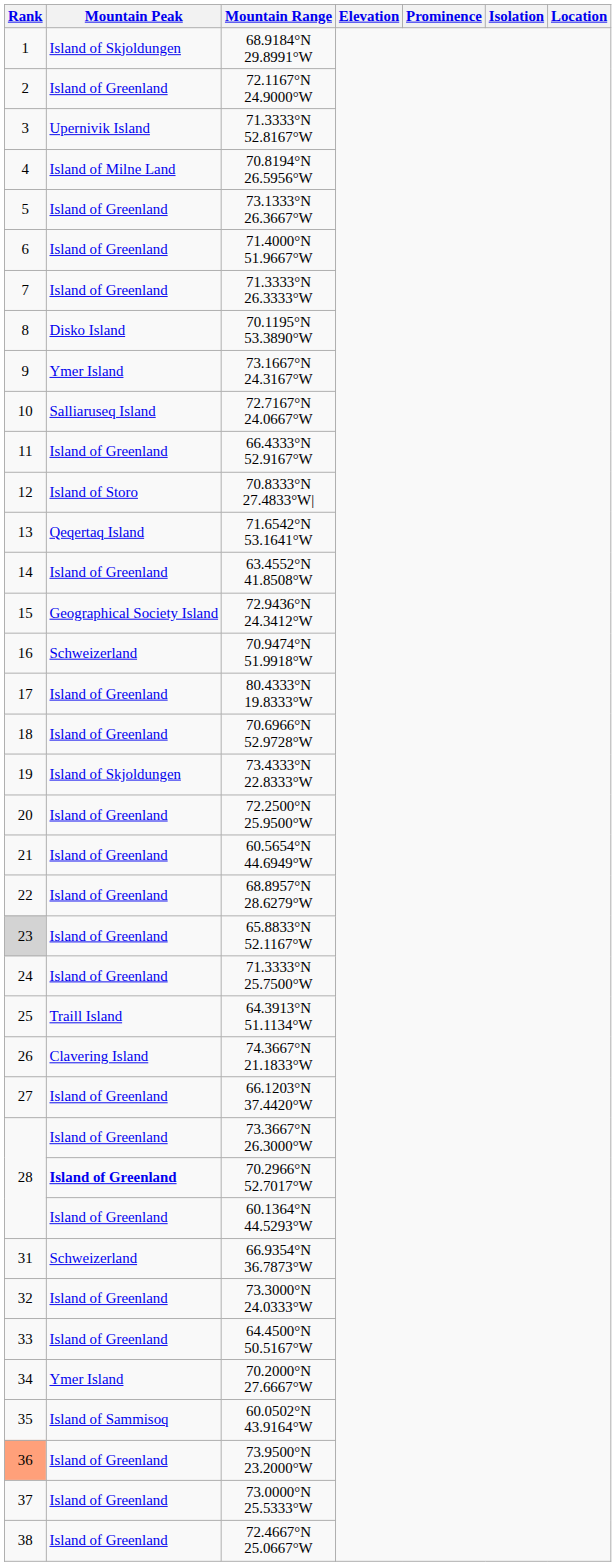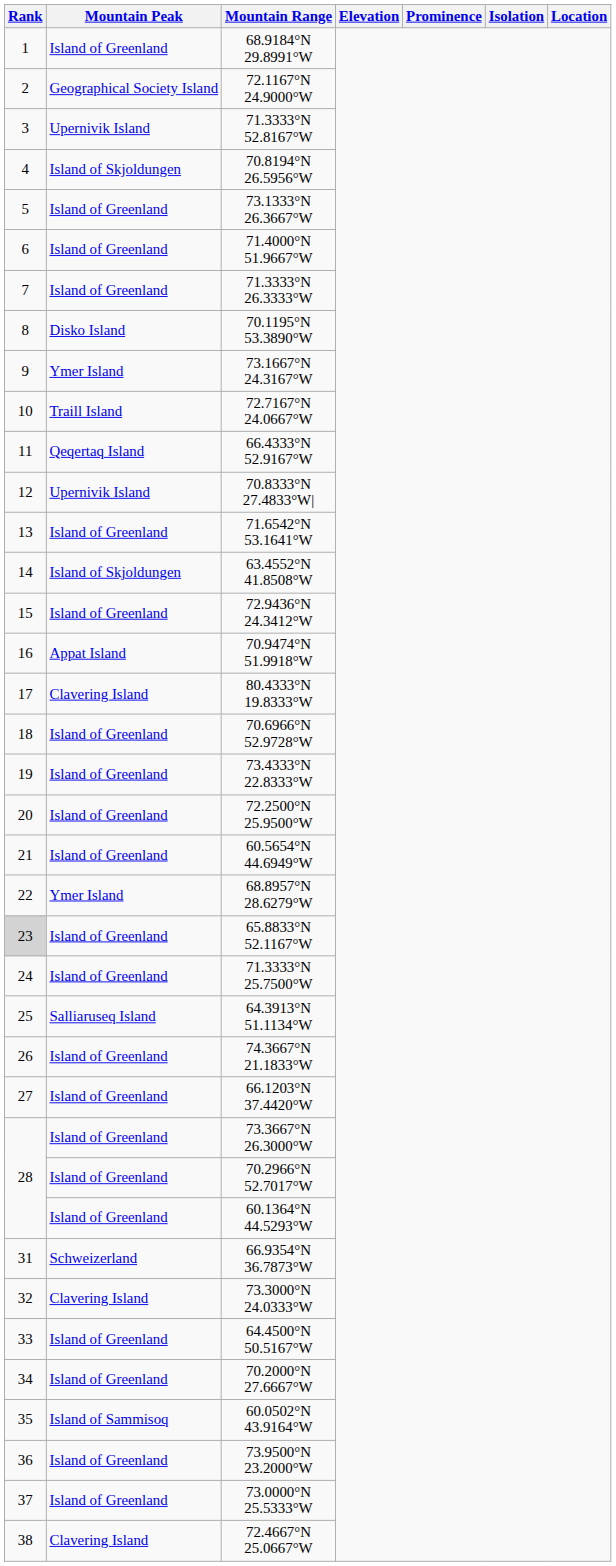(115, 48) Island of Skjoldungen -> (109, 48) Island of Greenland
(109, 88) Island of Greenland -> (134, 88) Geographical Society Island
(113, 169) Island of Milne Land -> (115, 169) Island of Skjoldungen
(103, 411) Salliaruseq Island -> (86, 411) Traill Island
(109, 451) Island of Greenland -> (97, 451) Qeqertaq Island
(94, 491) Island of Storo -> (100, 491) Upernivik Island
(97, 532) Qeqertaq Island -> (109, 532) Island of Greenland
(109, 572) Island of Greenland -> (115, 572) Island of Skjoldungen
(134, 613) Geographical Society Island -> (109, 613) Island of Greenland
(93, 653) Schweizerland -> (88, 653) Appat Island
(109, 693) Island of Greenland -> (99, 693) Clavering Island
(115, 774) Island of Skjoldungen -> (109, 774) Island of Greenland
(109, 895) Island of Greenland -> (86, 895) Ymer Island
(86, 1016) Traill Island -> (103, 1016) Salliaruseq Island
(99, 1056) Clavering Island -> (109, 1056) Island of Greenland
(113, 1177) bold -> (109, 1177) normal
(109, 1298) Island of Greenland -> (99, 1298) Clavering Island
(86, 1379) Ymer Island -> (109, 1379) Island of Greenland
(25, 1460) lightsalmon background -> (25, 1460) no background
(109, 1540) Island of Greenland -> (99, 1540) Clavering Island
